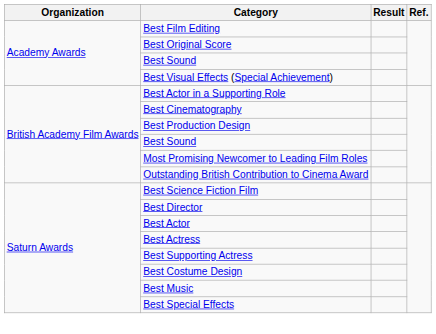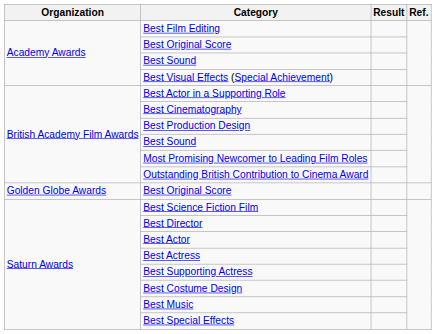+ row: (56, 191)
